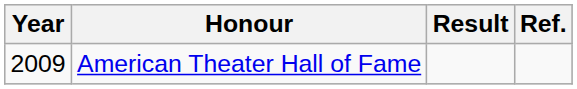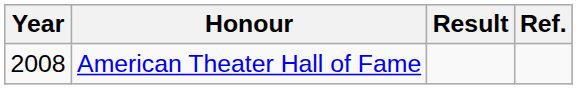(38, 63) 2009 -> (38, 63) 2008
